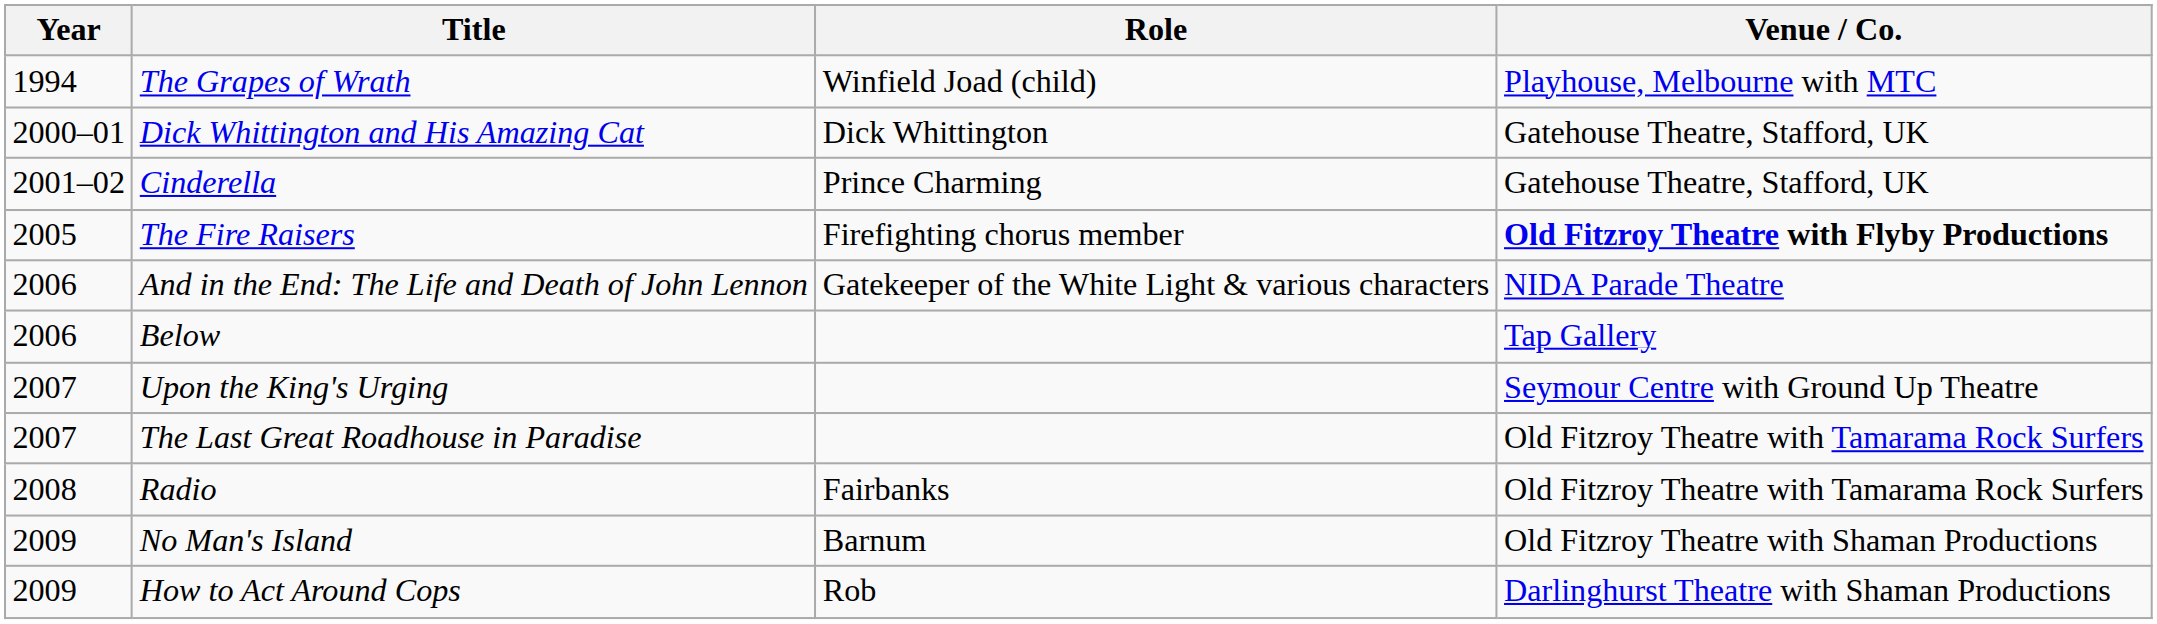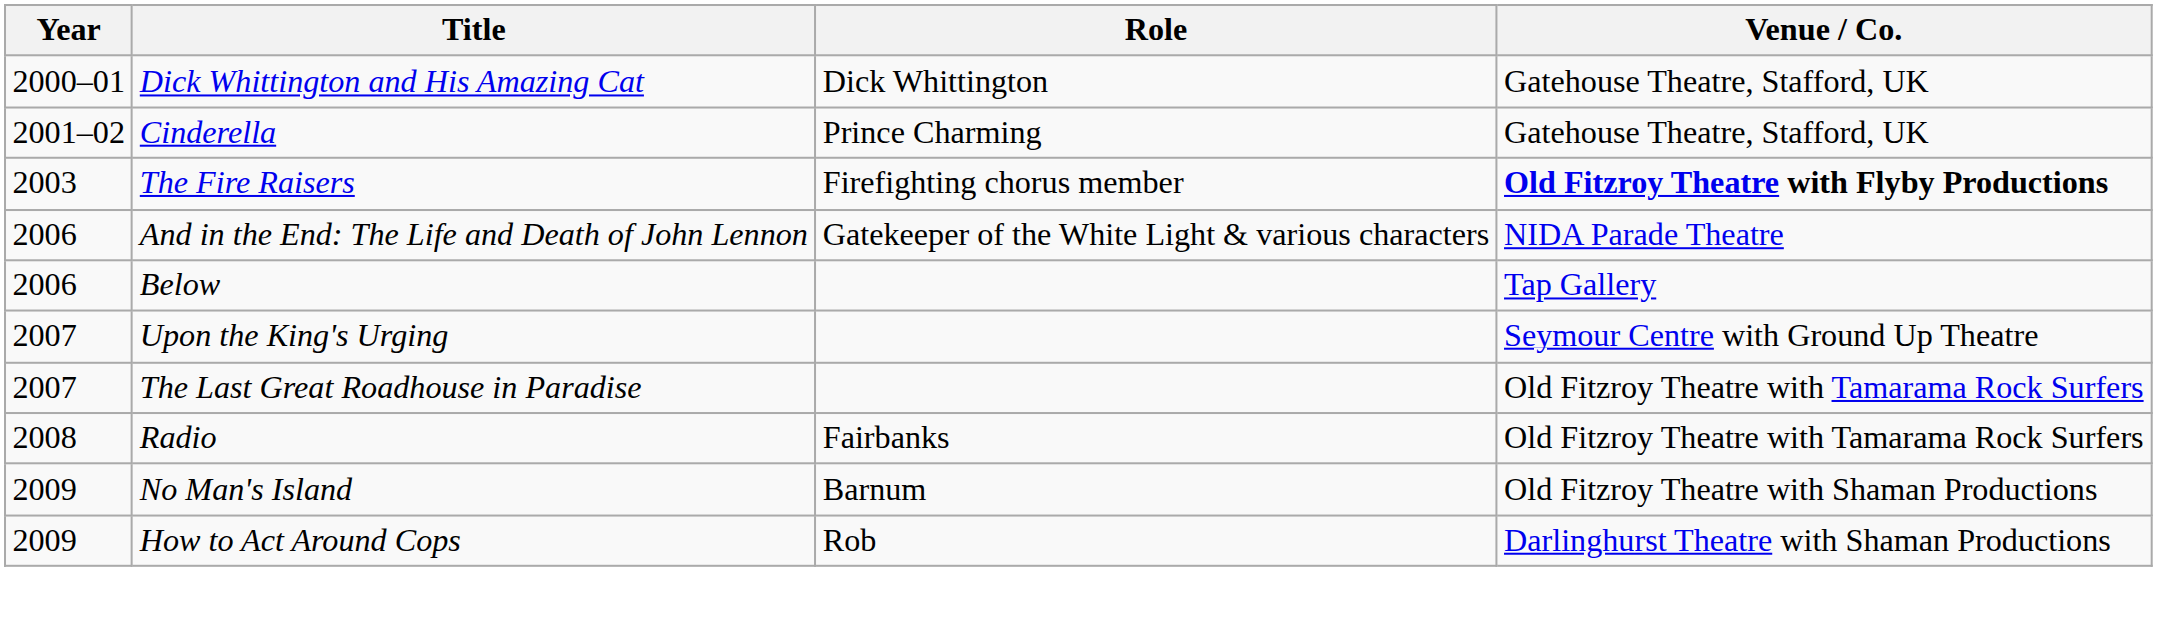- row: (275, 81)
(45, 234) 2005 -> (45, 183) 2003
